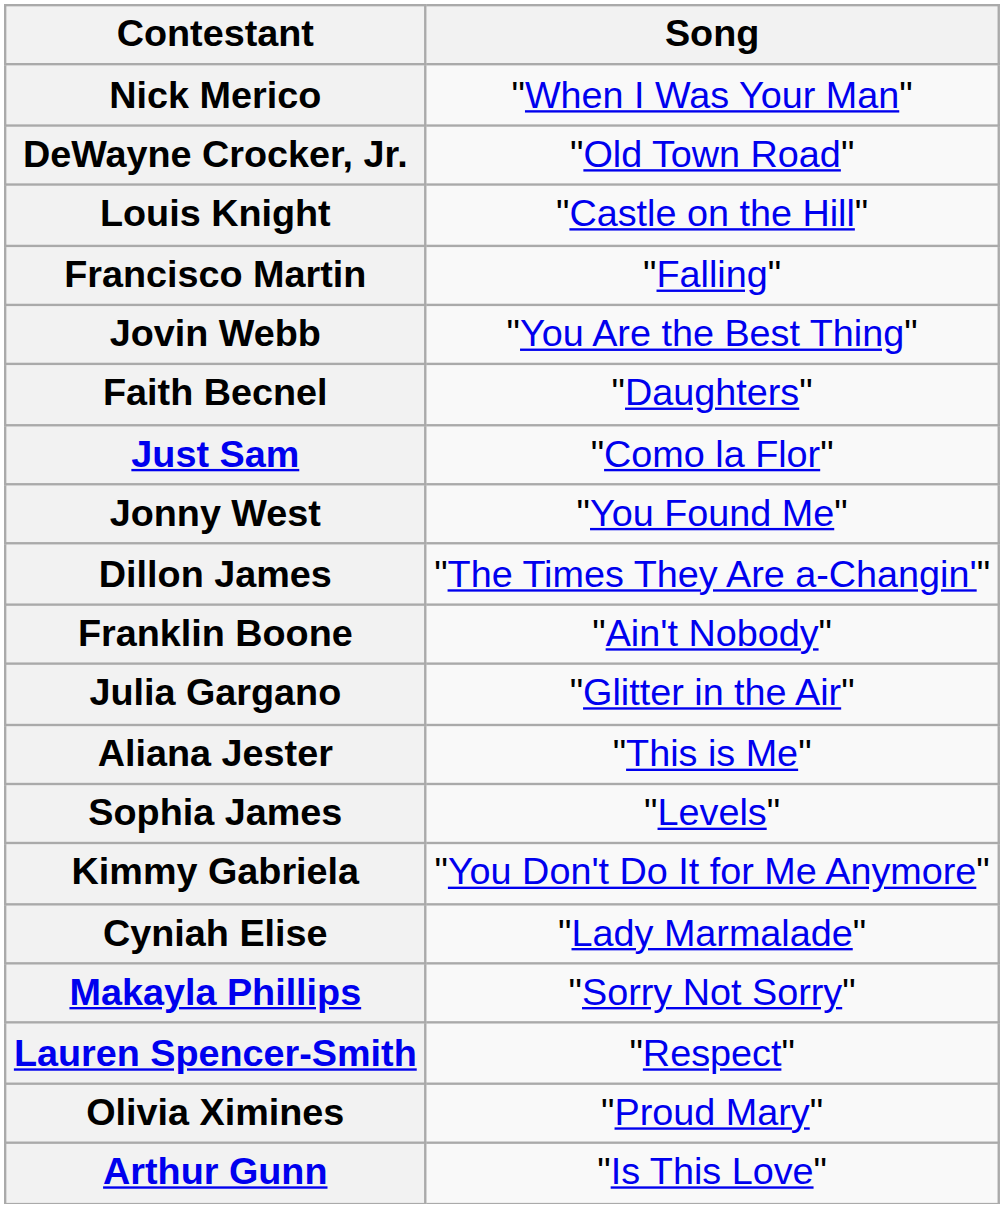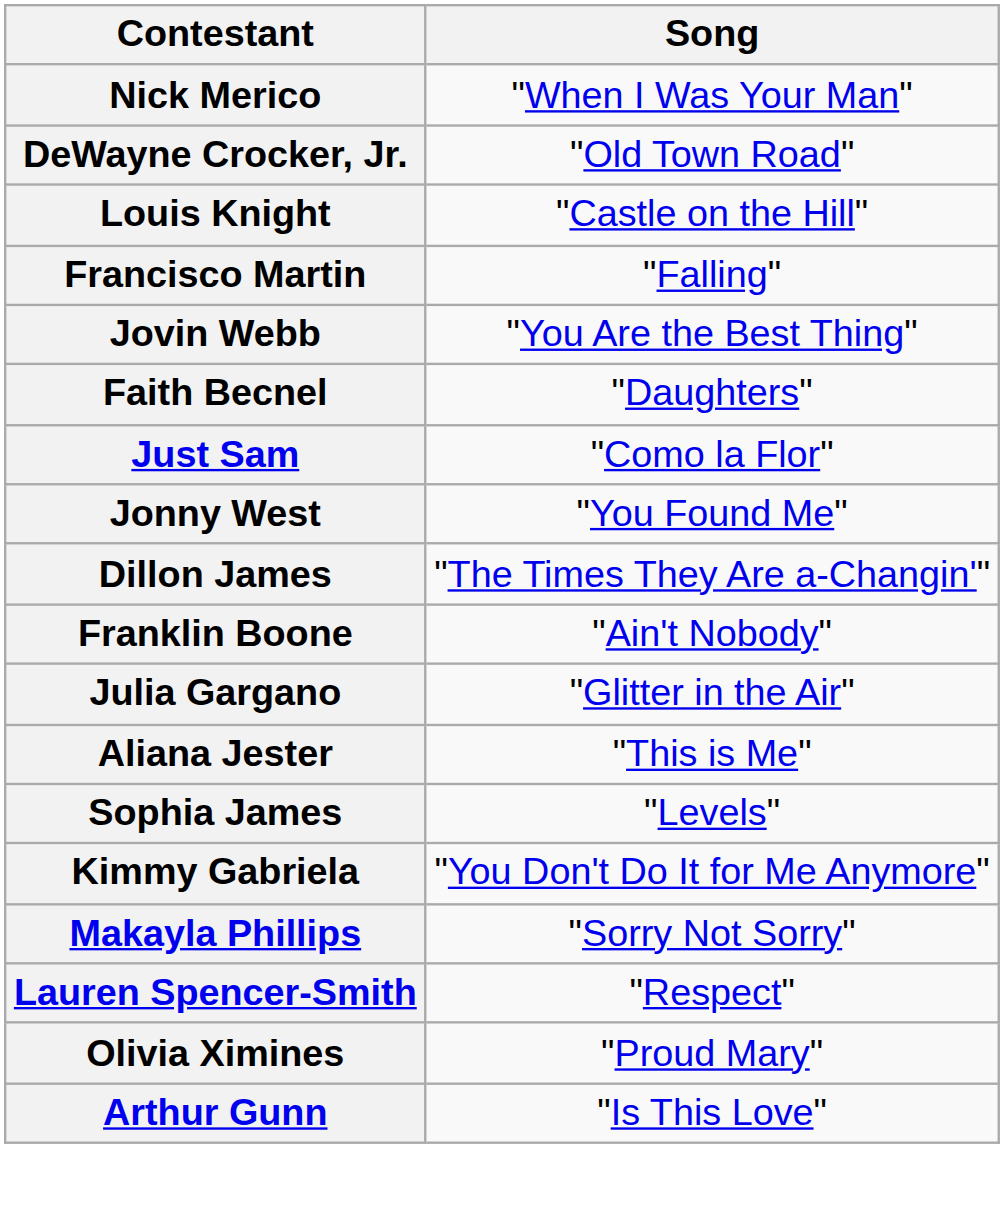- row: (215, 932)
